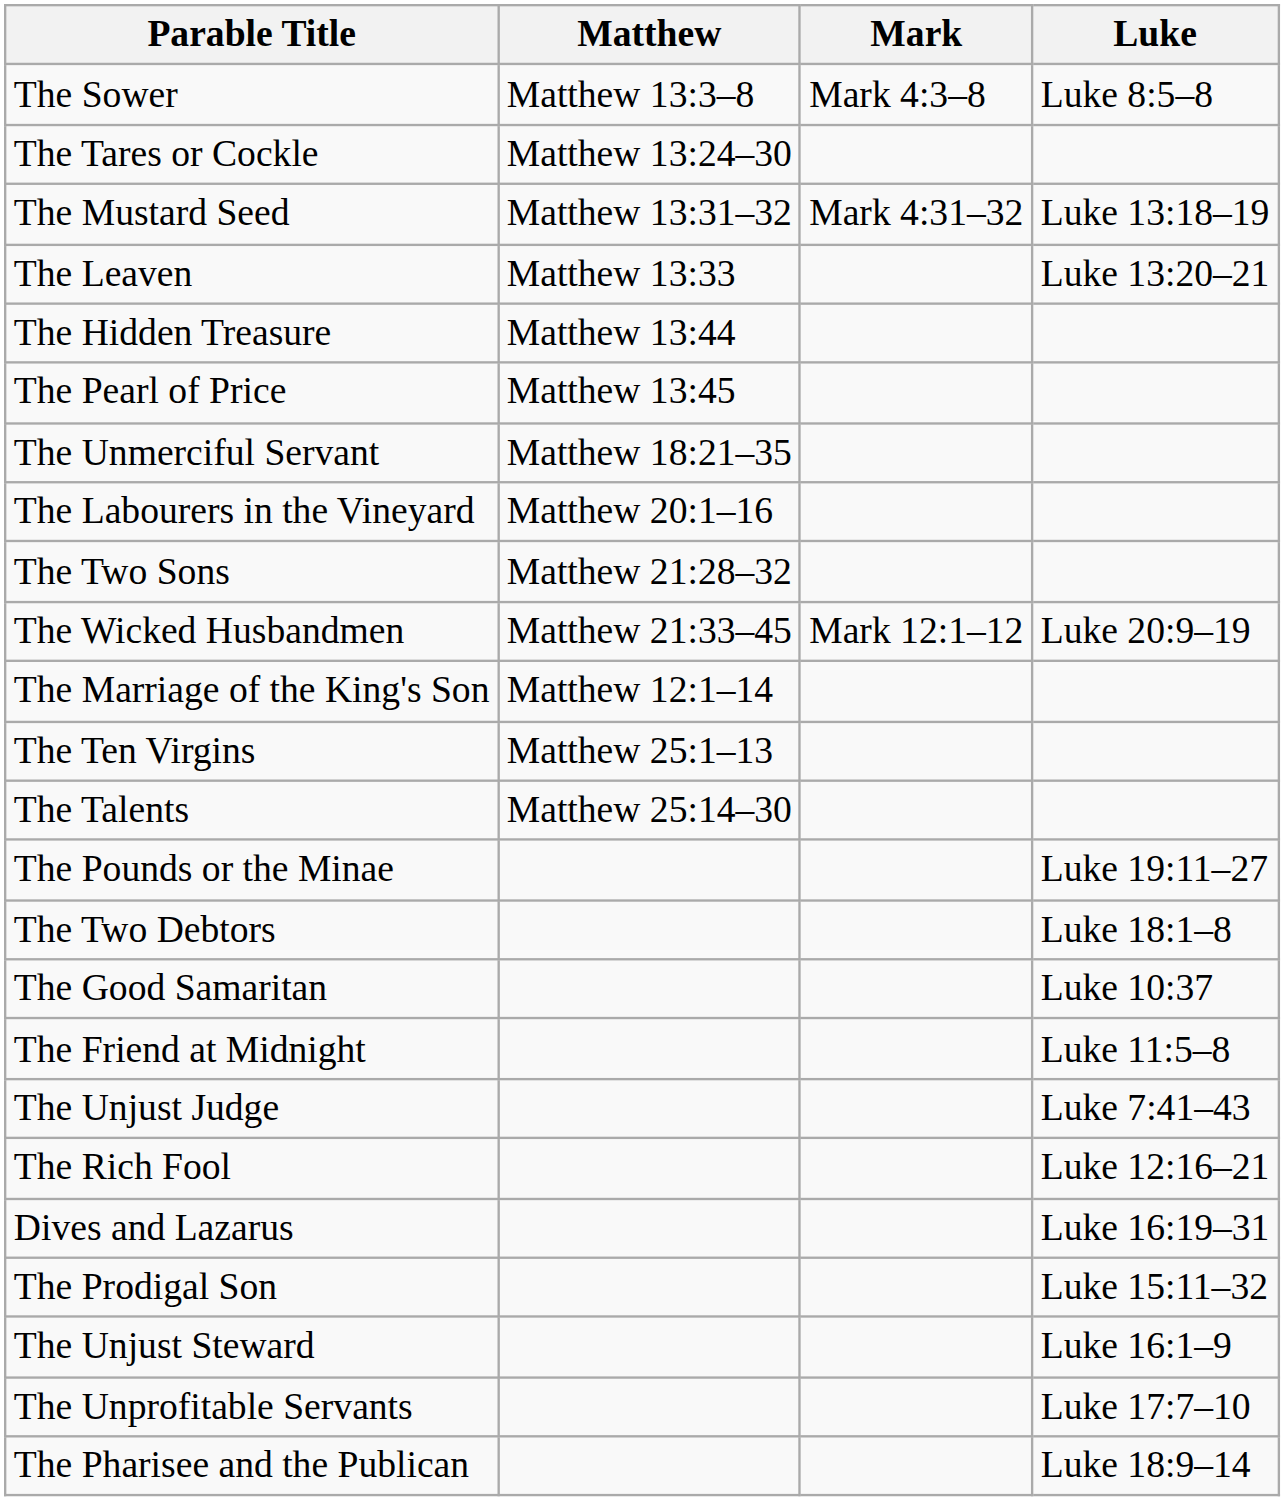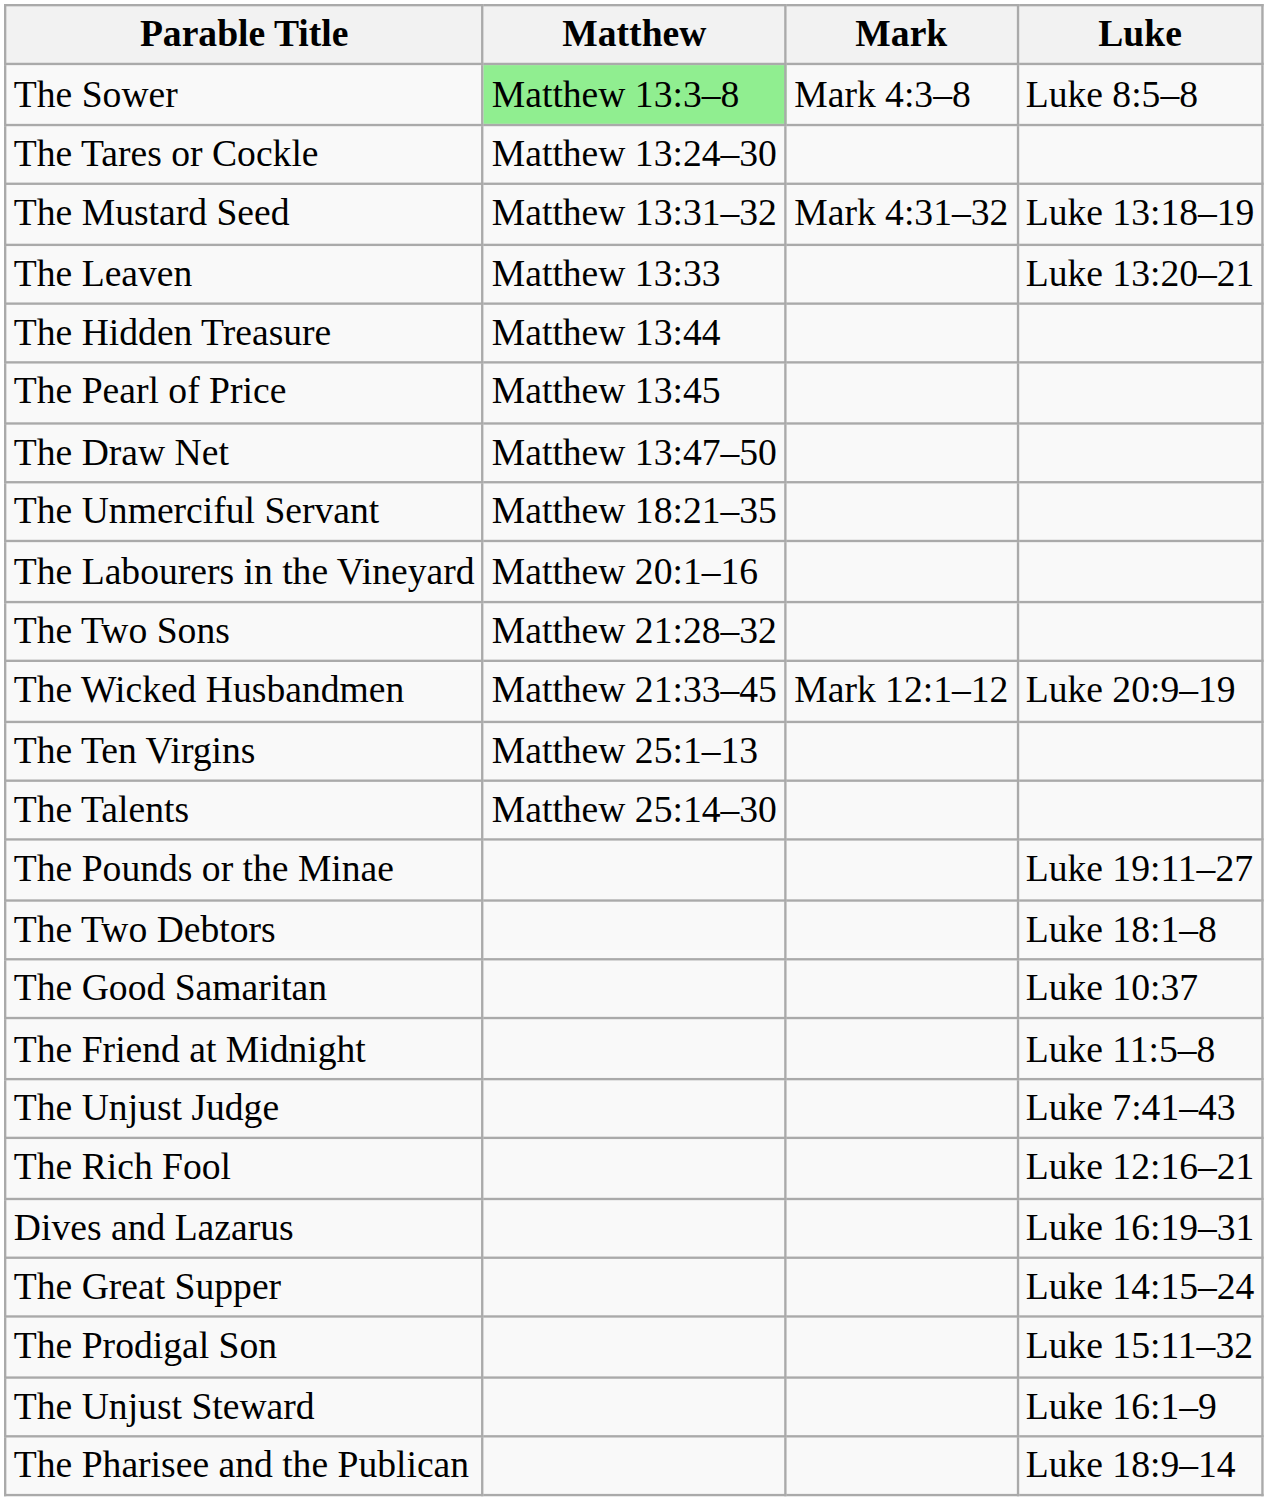(631, 93) no background -> (616, 93) lightgreen background
+ row: (121, 451)
- row: (252, 690)
+ row: (147, 1286)
- row: (213, 1405)
